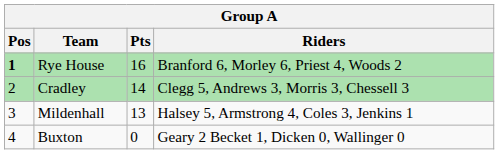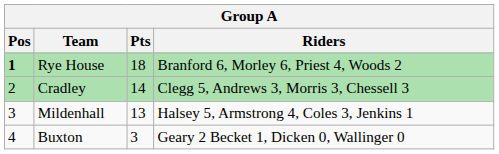(138, 64) 16 -> (138, 64) 18
(134, 137) 0 -> (134, 137) 3
